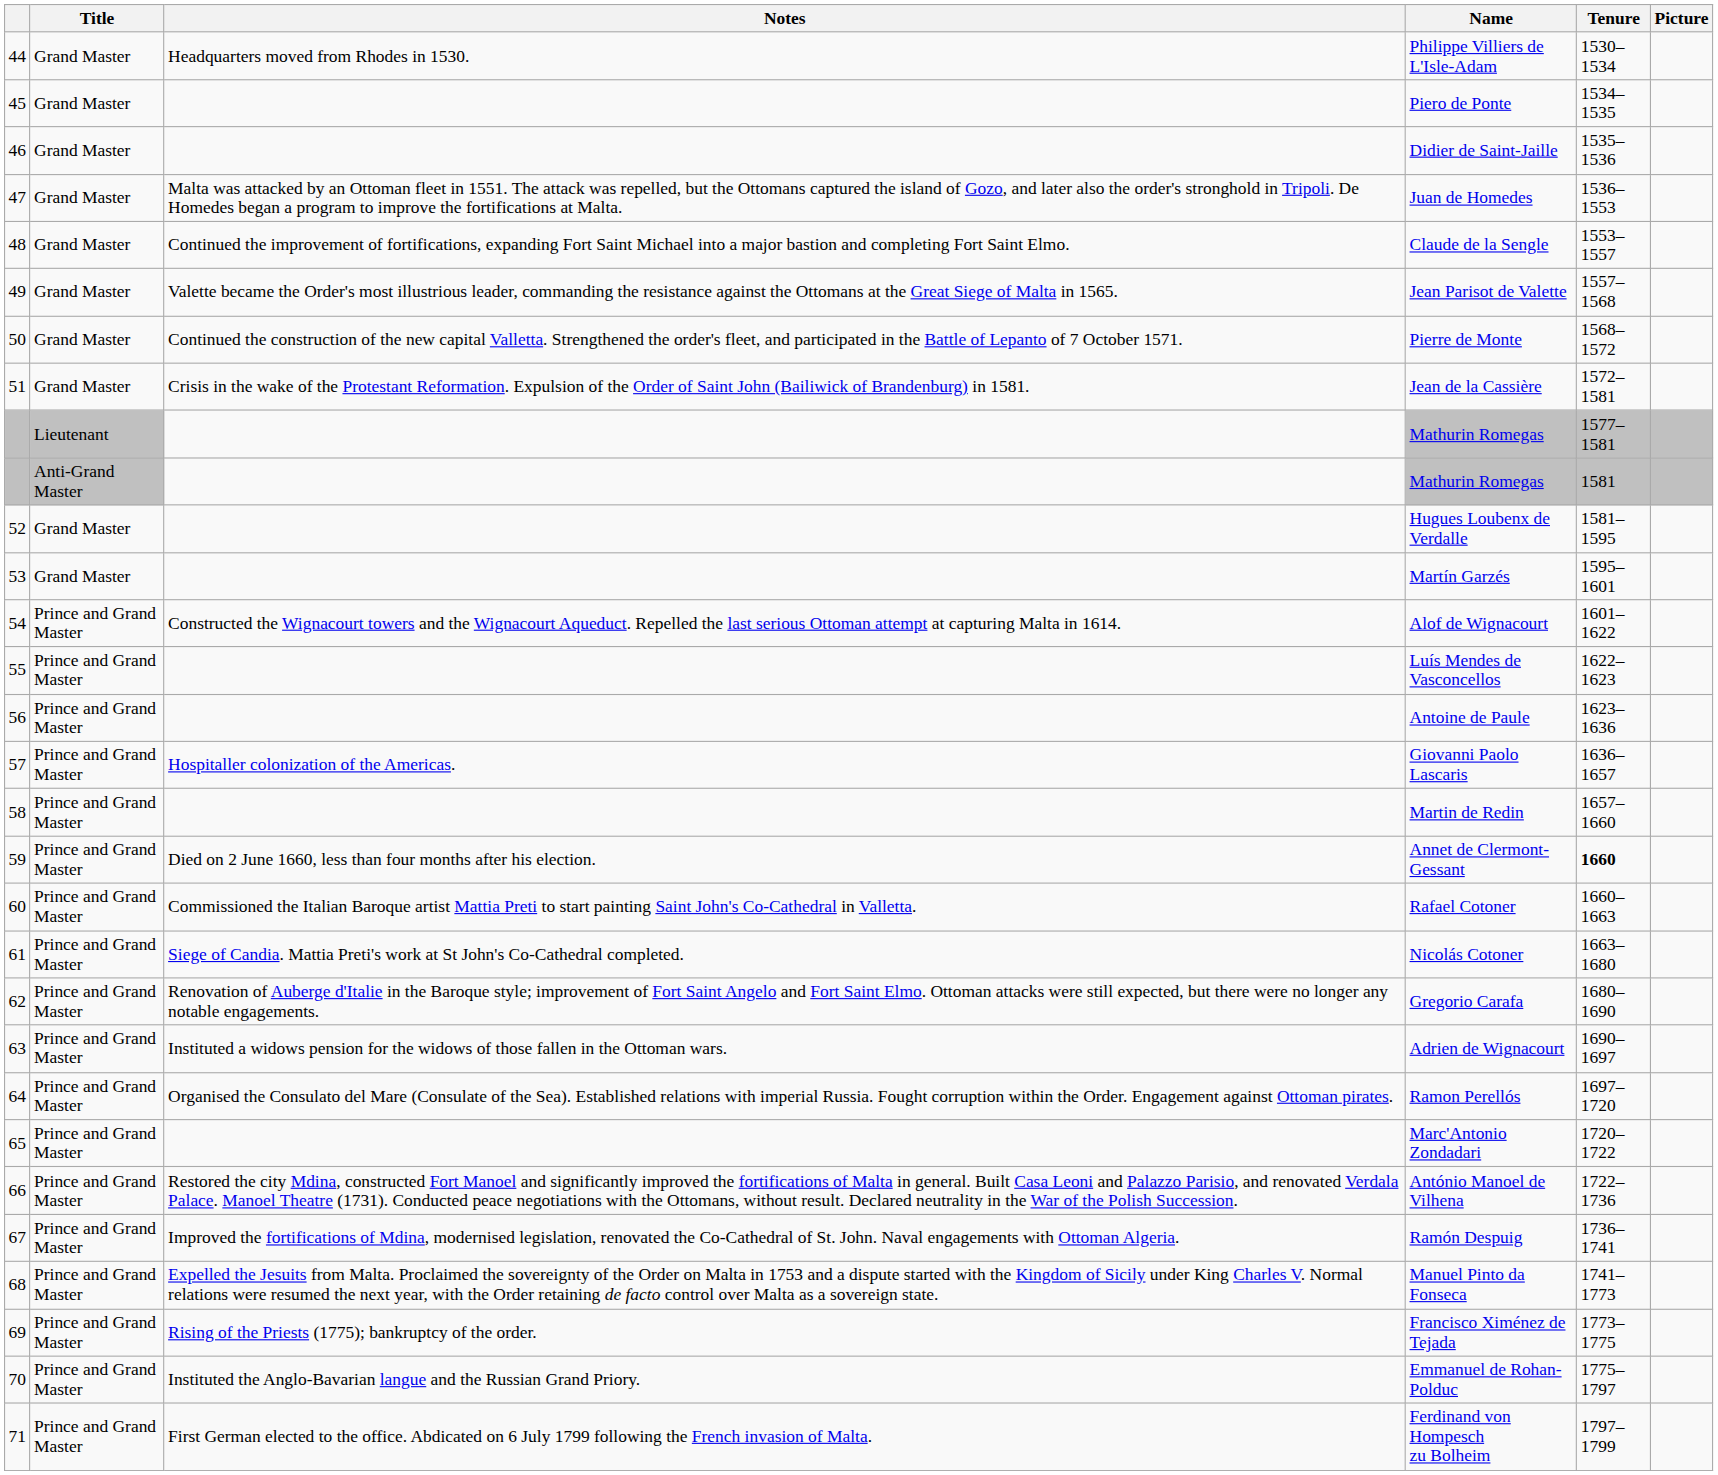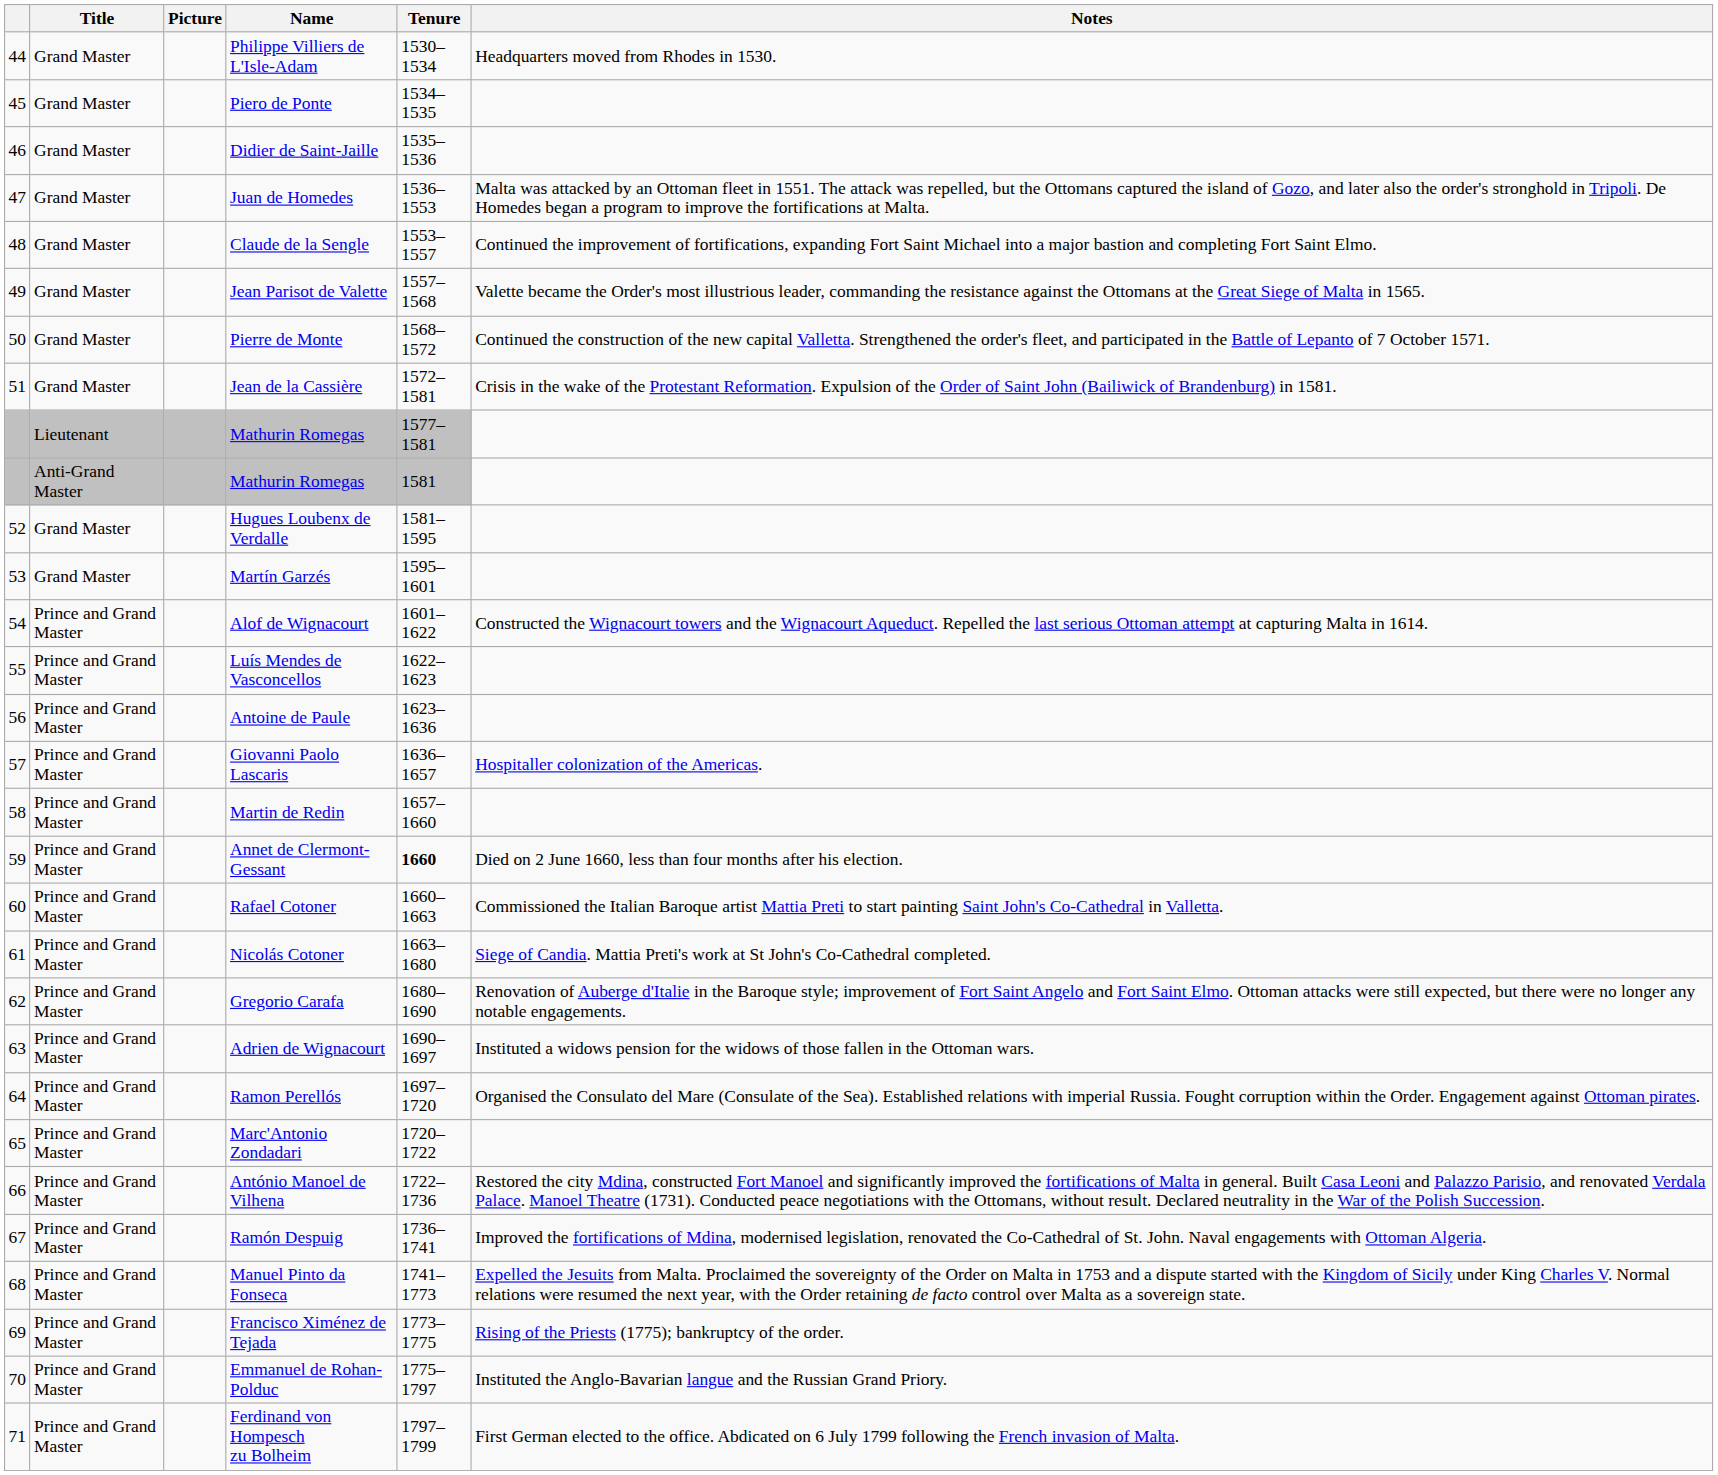columns swapped: (1682, 18) <-> (785, 18)
